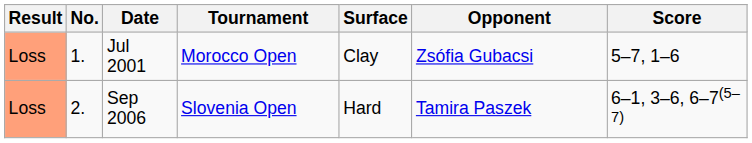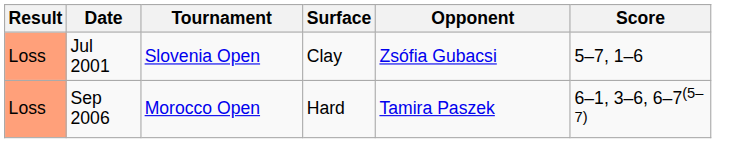- column: (85, 18)
(239, 56) Morocco Open -> (202, 56) Slovenia Open
(239, 108) Slovenia Open -> (202, 108) Morocco Open
